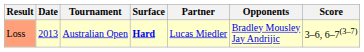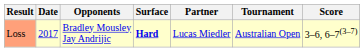columns swapped: (95, 12) <-> (266, 12)
(48, 33) 2013 -> (48, 33) 2017
